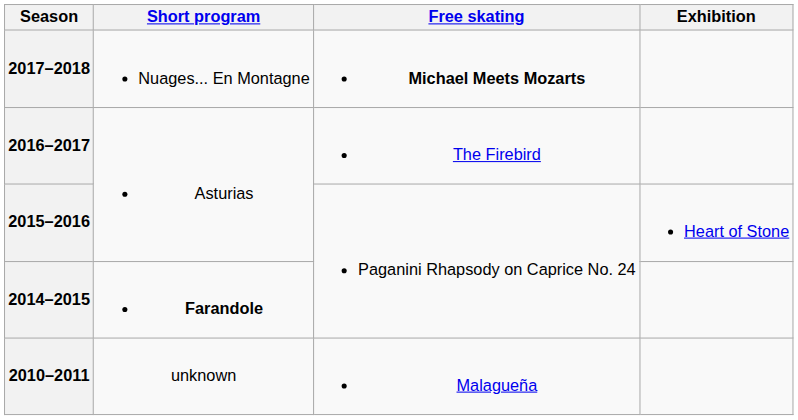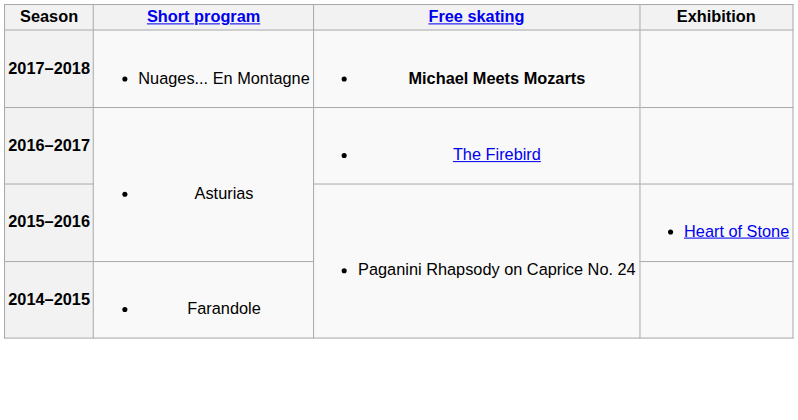(204, 309) bold -> (204, 309) normal
- row: (49, 376)
